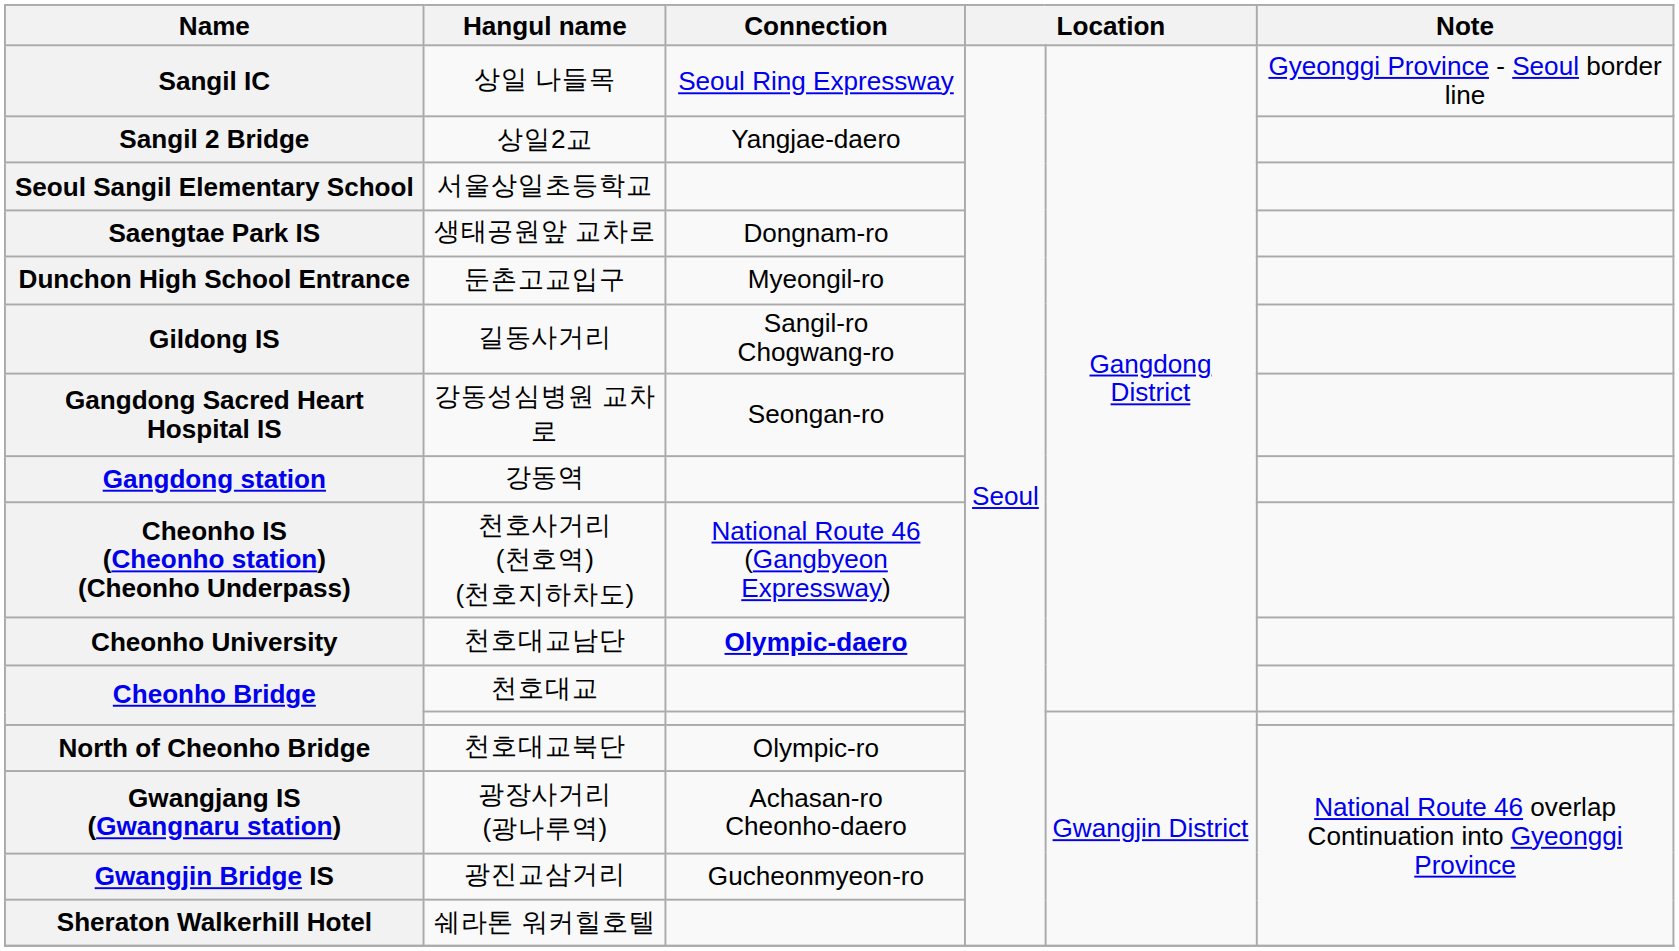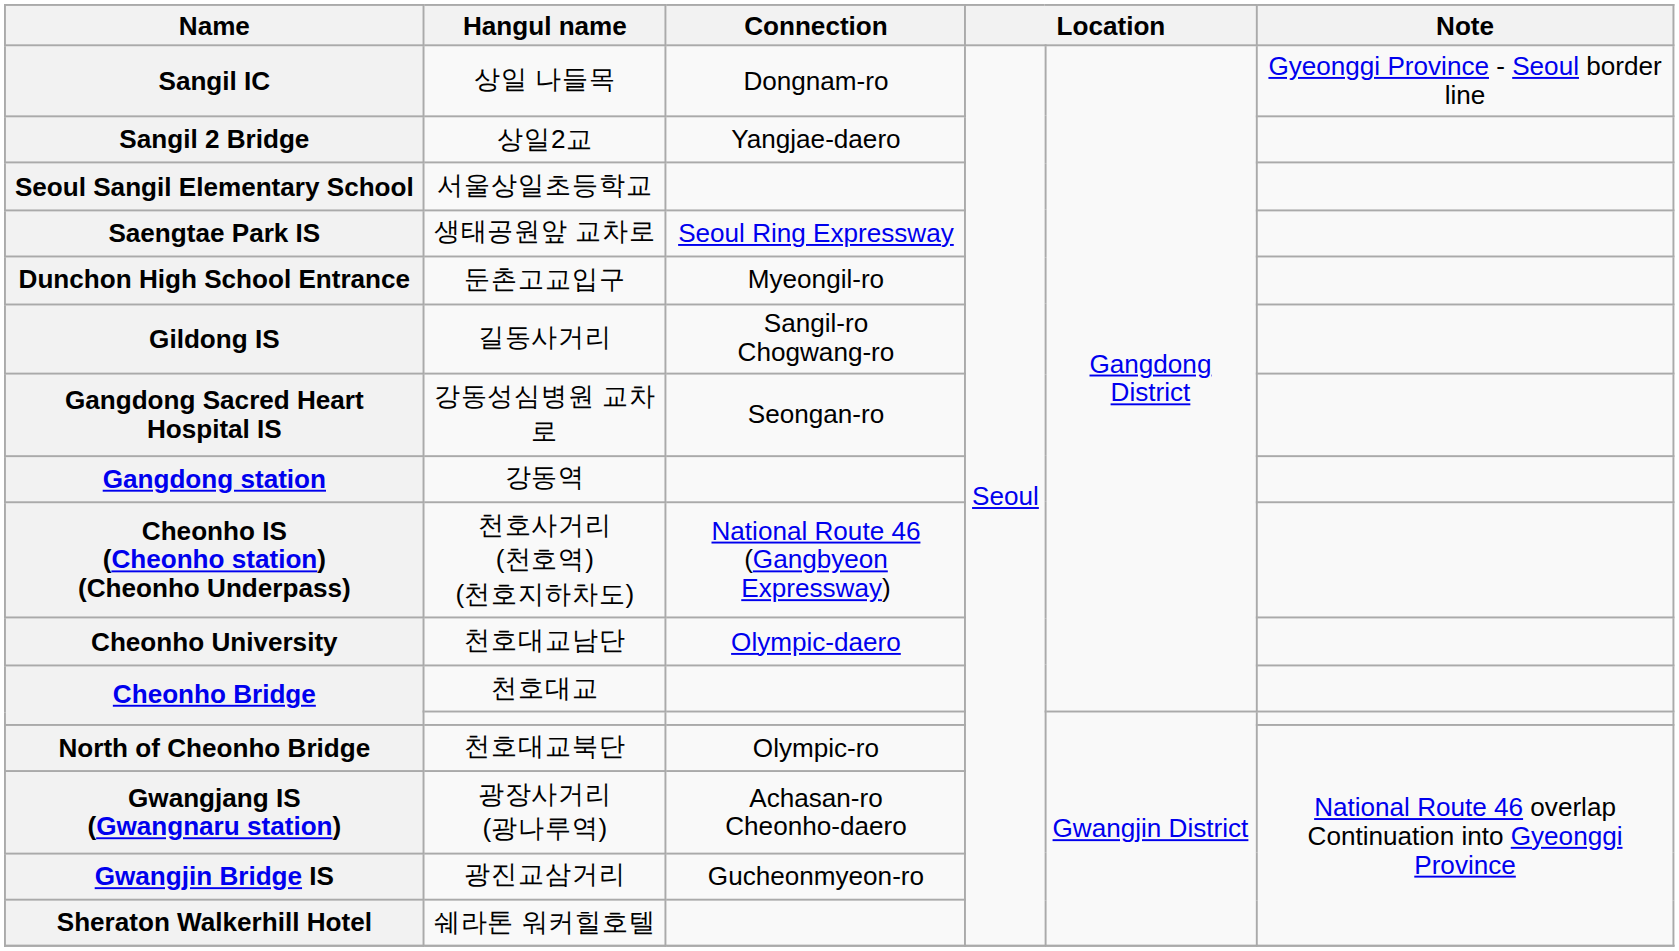(816, 81) Seoul Ring Expressway -> (816, 81) Dongnam-ro
(816, 233) Dongnam-ro -> (816, 233) Seoul Ring Expressway
(816, 641) bold -> (816, 641) normal
